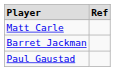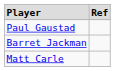rows swapped: (41, 58) <-> (35, 28)
